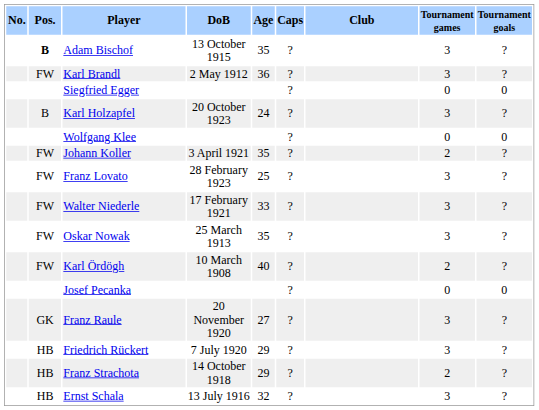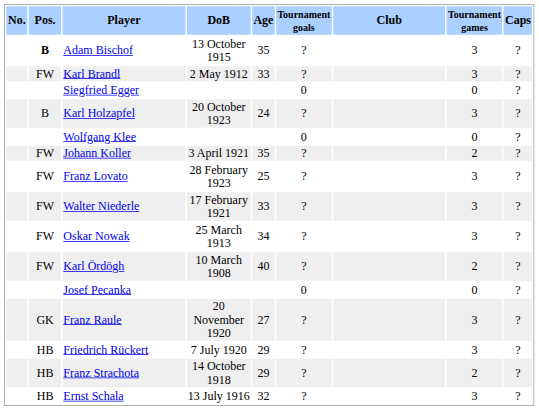columns swapped: (290, 20) <-> (504, 21)
(263, 73) 36 -> (263, 73) 33
(263, 236) 35 -> (263, 236) 34
